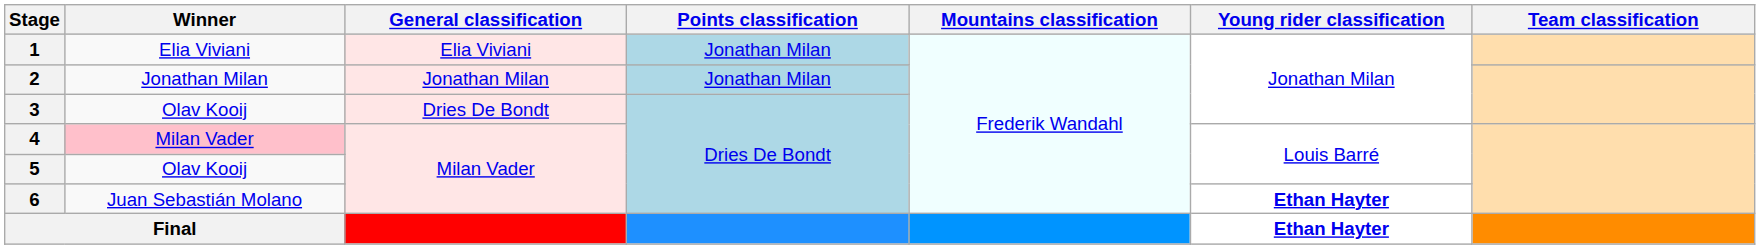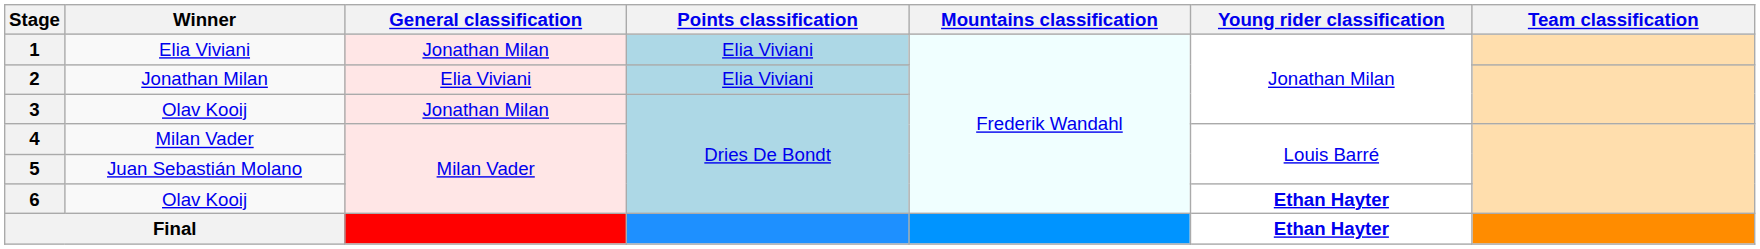(486, 50) Elia Viviani -> (486, 50) Jonathan Milan
(768, 50) Jonathan Milan -> (768, 50) Elia Viviani
(486, 80) Jonathan Milan -> (486, 80) Elia Viviani
(768, 80) Jonathan Milan -> (768, 80) Elia Viviani
(486, 109) Dries De Bondt -> (486, 109) Jonathan Milan
(205, 139) pink background -> (205, 139) no background
(205, 169) Olav Kooij -> (205, 169) Juan Sebastián Molano
(205, 199) Juan Sebastián Molano -> (205, 199) Olav Kooij
